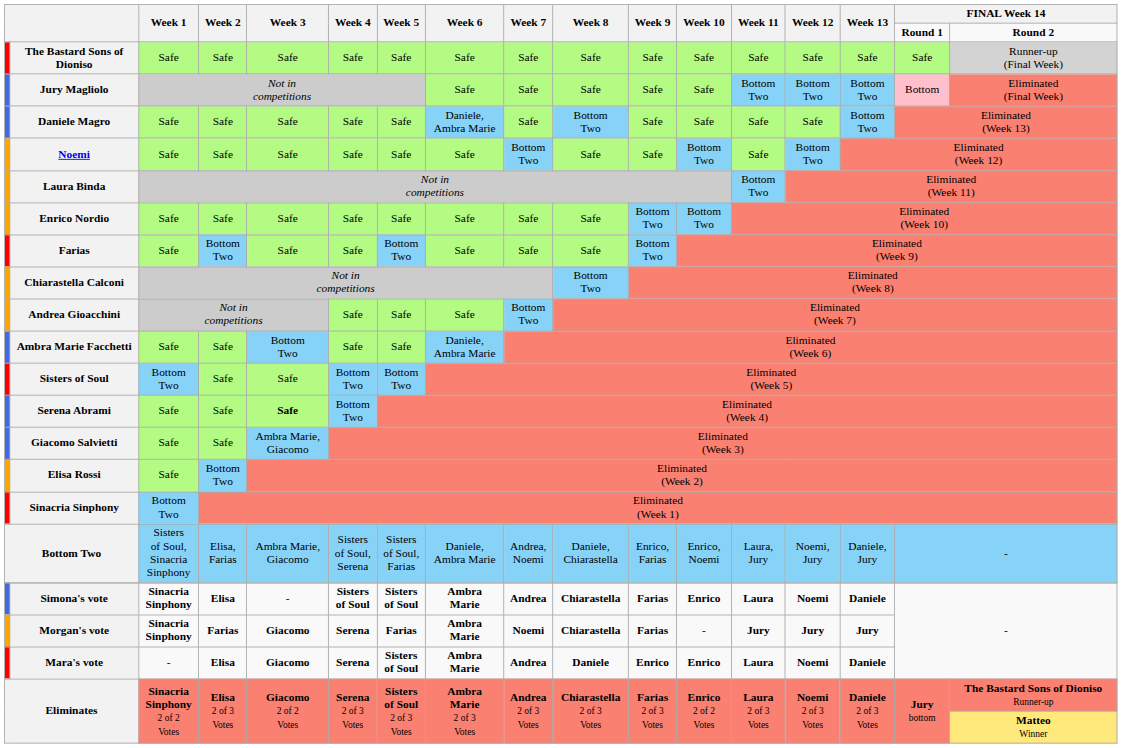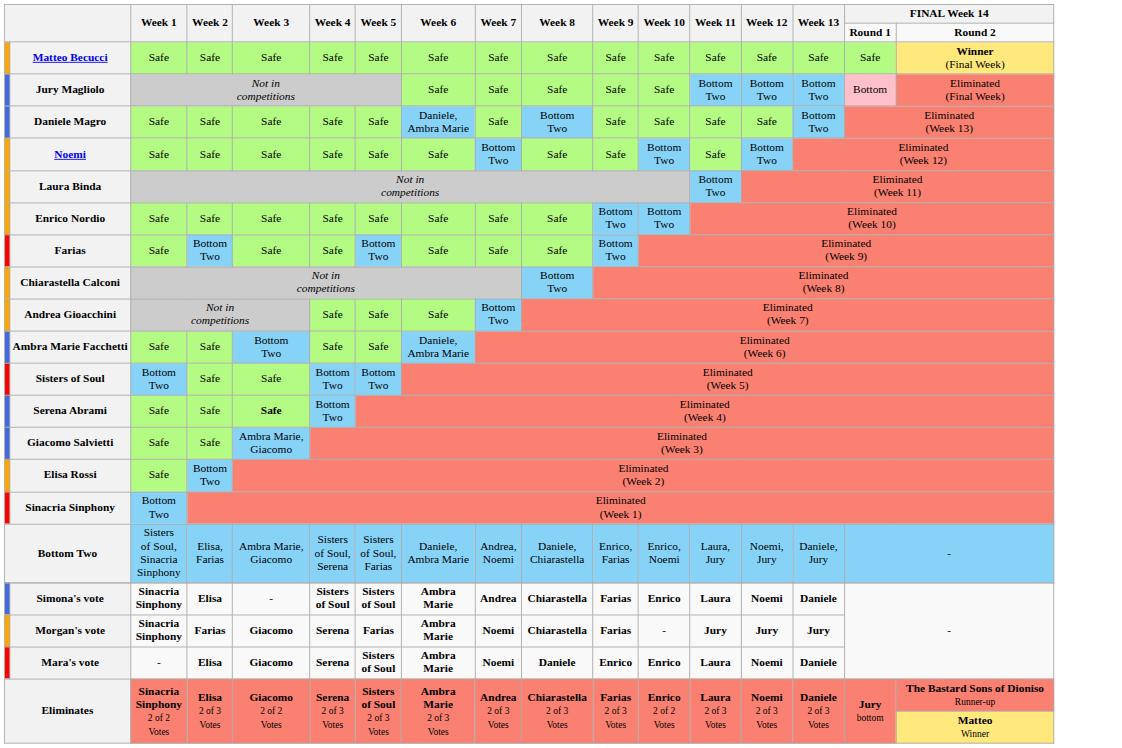+ row: (70, 57)
- row: (74, 57)
(528, 662) Andrea -> (498, 662) Noemi
